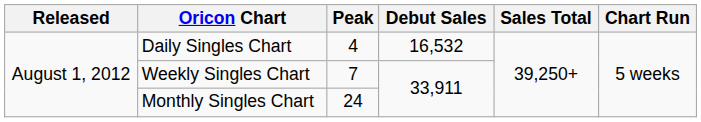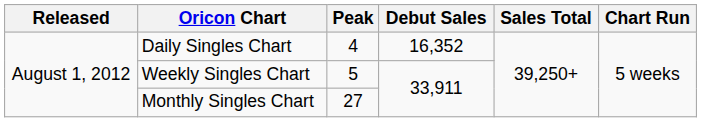(436, 46) 16,532 -> (436, 46) 16,352
(353, 74) 7 -> (353, 74) 5
(353, 102) 24 -> (353, 102) 27
